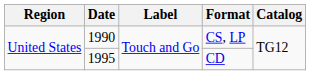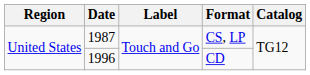(101, 37) 1990 -> (101, 37) 1987
(101, 59) 1995 -> (101, 59) 1996
